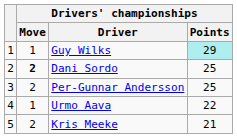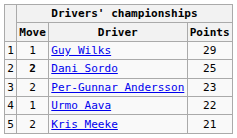(210, 51) paleturquoise background -> (210, 51) no background
(210, 87) 25 -> (210, 87) 23
